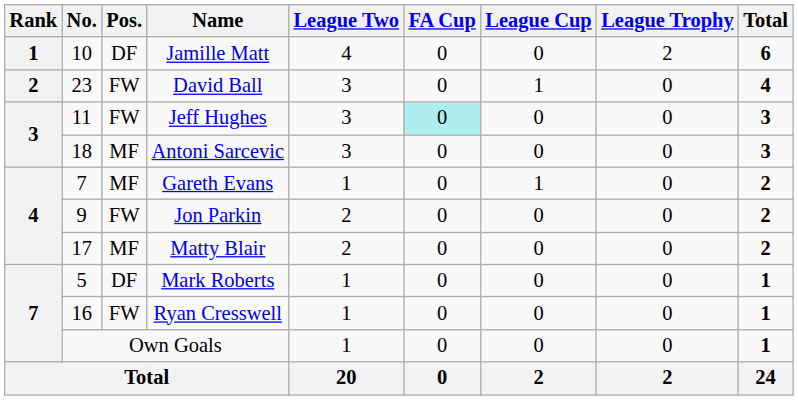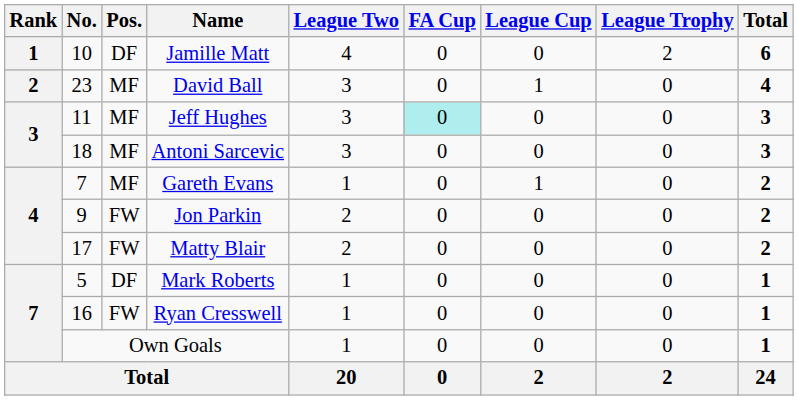(124, 85) FW -> (124, 85) MF
(124, 118) FW -> (124, 118) MF
(124, 248) MF -> (124, 248) FW
